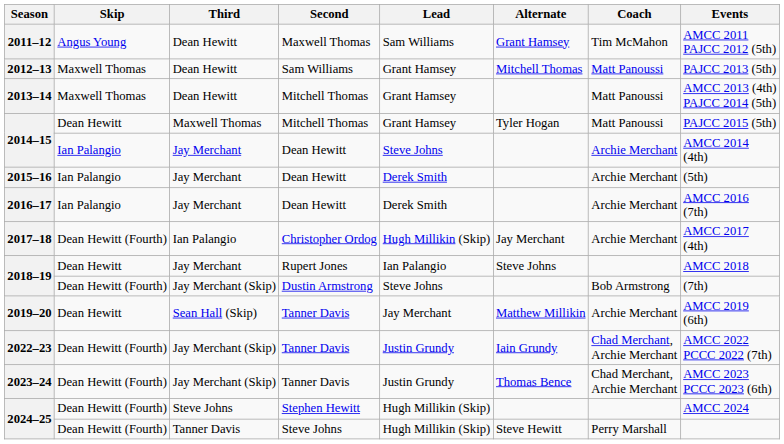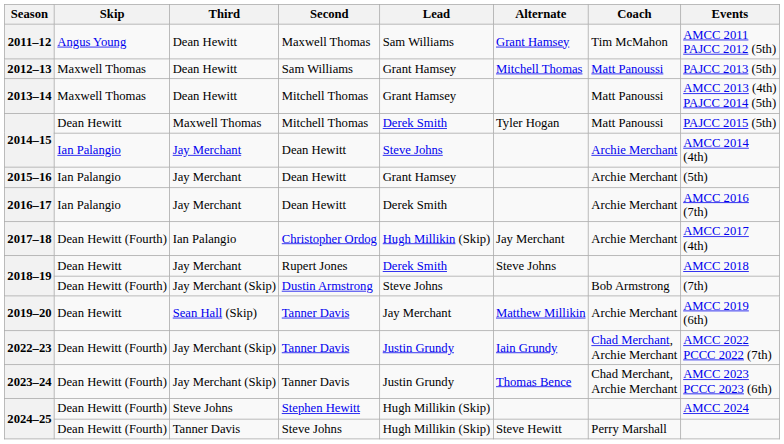(419, 123) Grant Hamsey -> (415, 123) Derek Smith
(415, 177) Derek Smith -> (419, 177) Grant Hamsey
(414, 266) Ian Palangio -> (415, 266) Derek Smith
